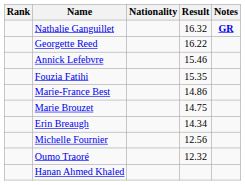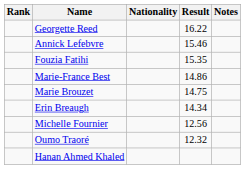- row: (74, 28)
